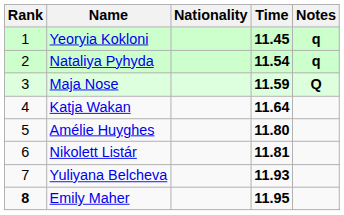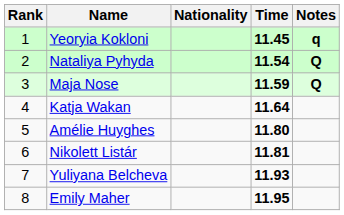(316, 61) q -> (316, 61) Q
(25, 198) bold -> (25, 198) normal
